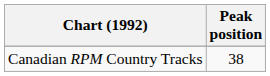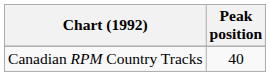(236, 58) 38 -> (236, 58) 40
